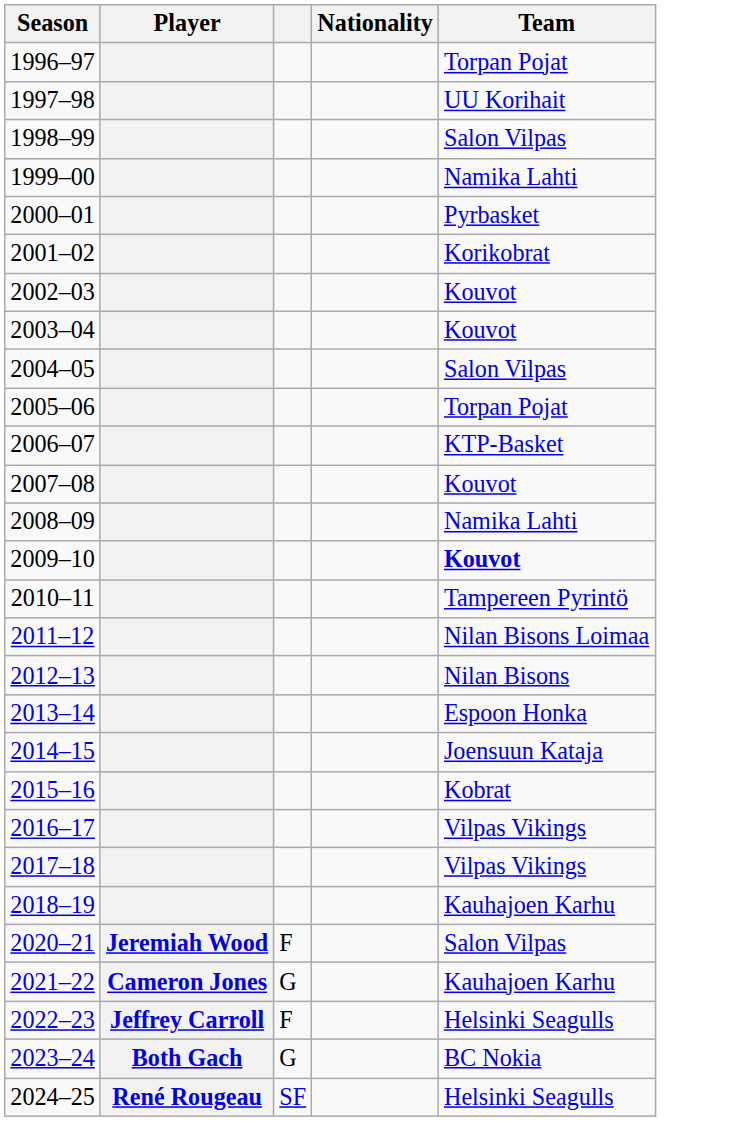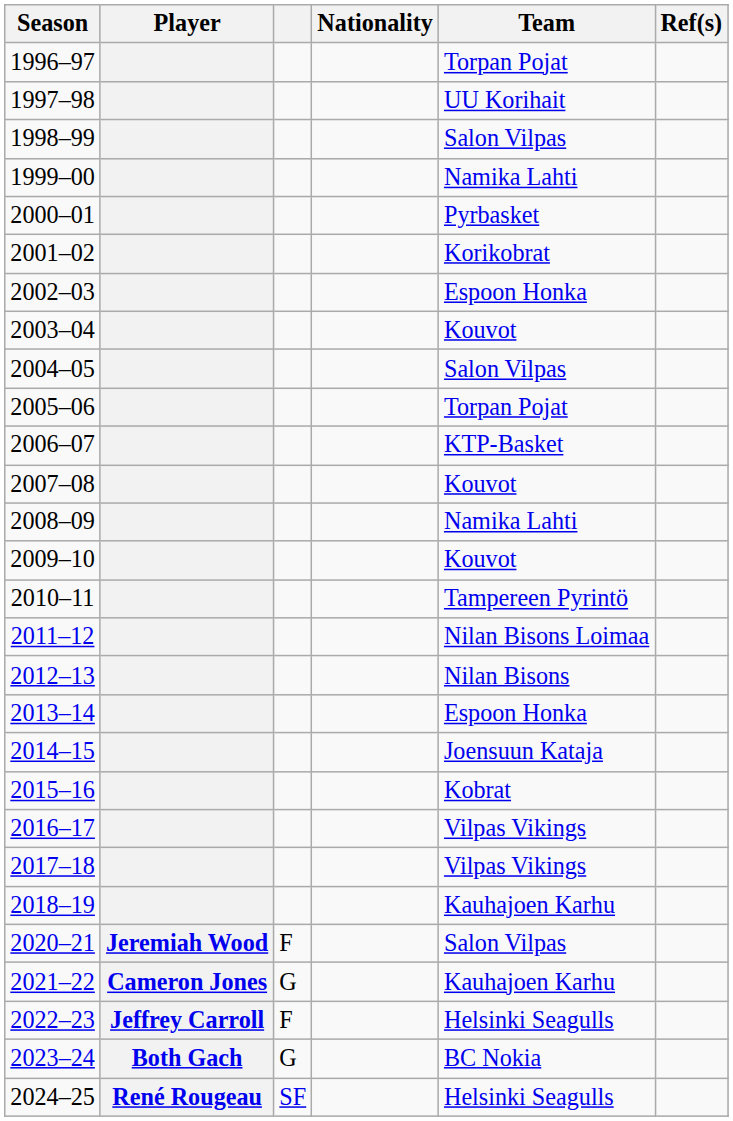+ column: (691, 23)
(480, 291) Kouvot -> (515, 291) Espoon Honka
(482, 560) bold -> (480, 560) normal
